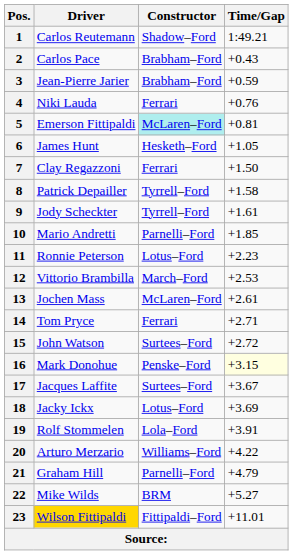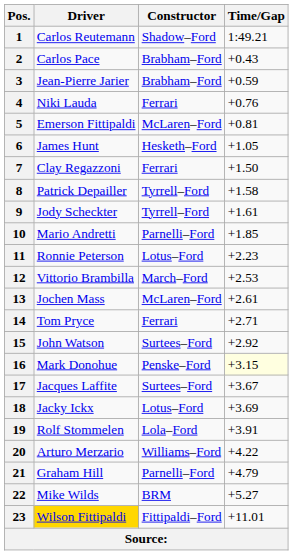(182, 124) paleturquoise background -> (182, 124) no background
(243, 342) +2.72 -> (243, 342) +2.92
